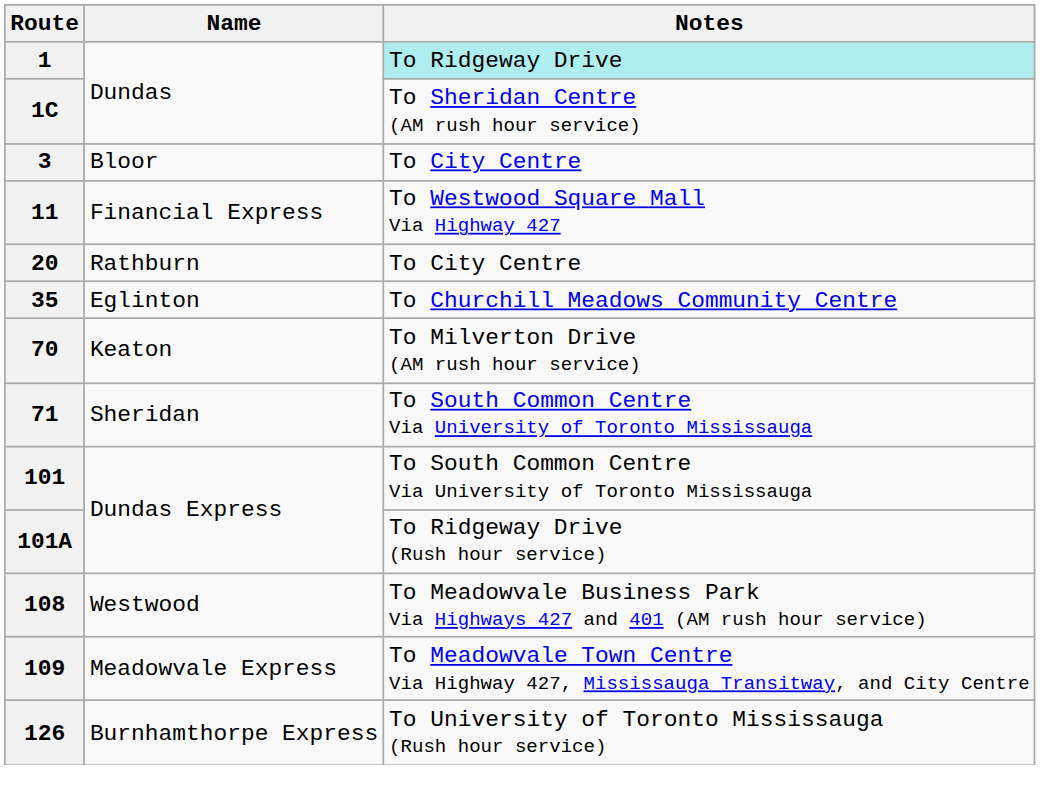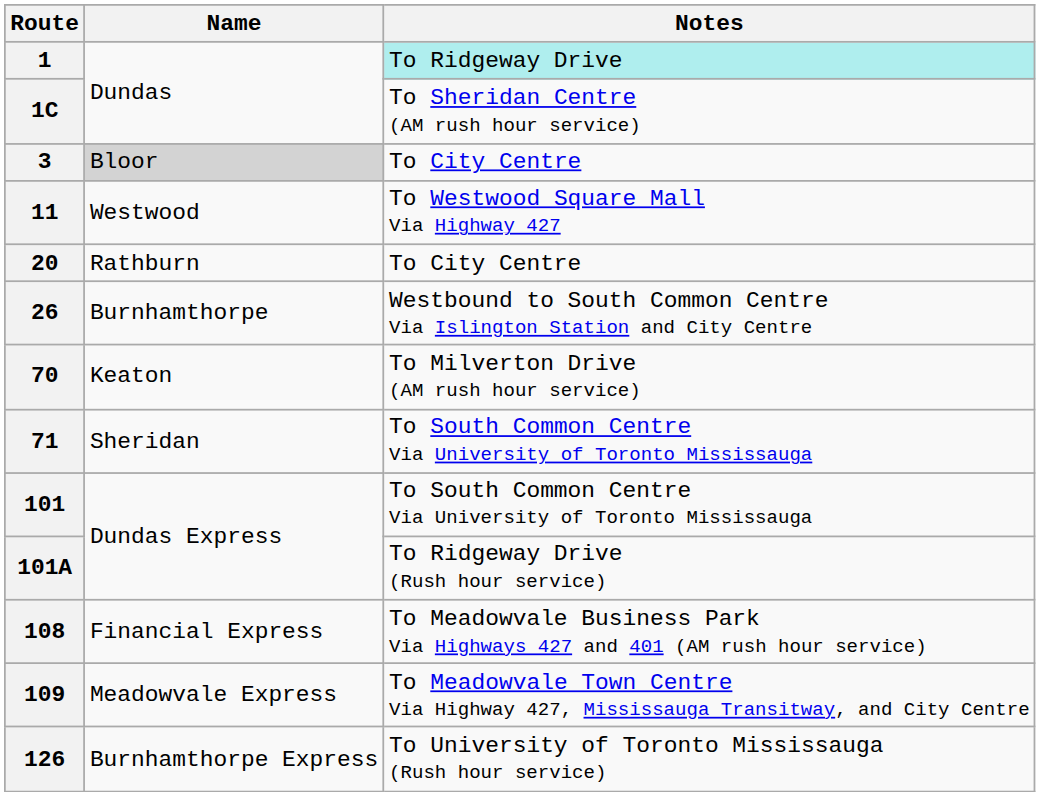(124, 162) no background -> (124, 162) lightgrey background
(207, 212) Financial Express -> (145, 212) Westwood
+ row: (45, 313)
- row: (45, 300)
(145, 605) Westwood -> (207, 632) Financial Express
